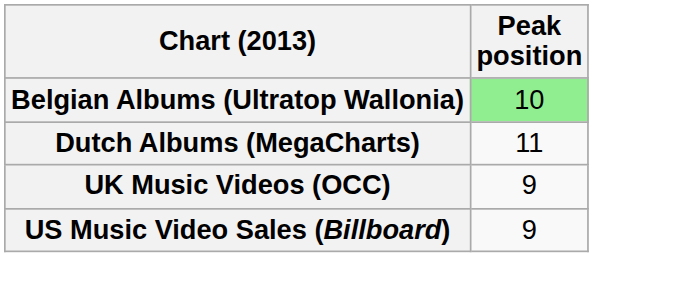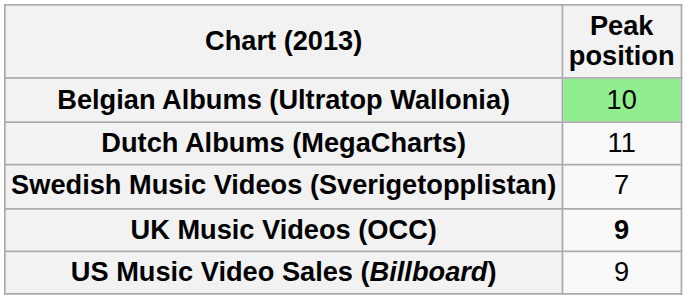+ row: (284, 186)
(529, 186) normal -> (622, 229) bold
